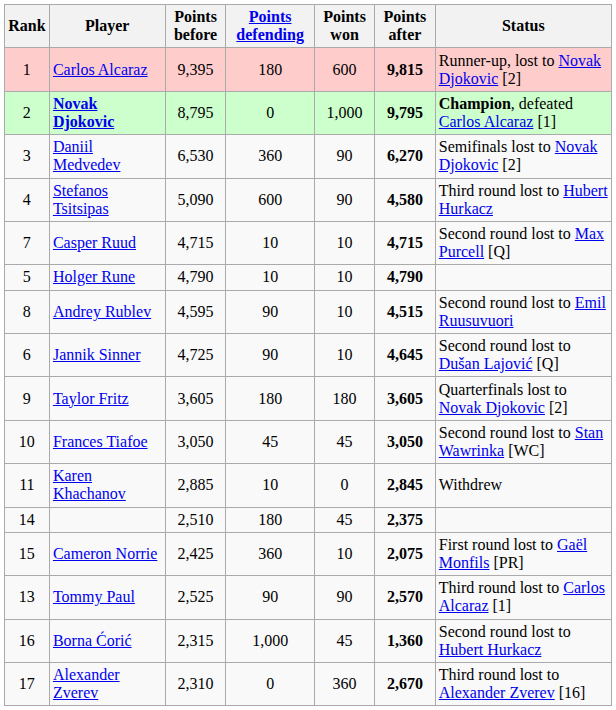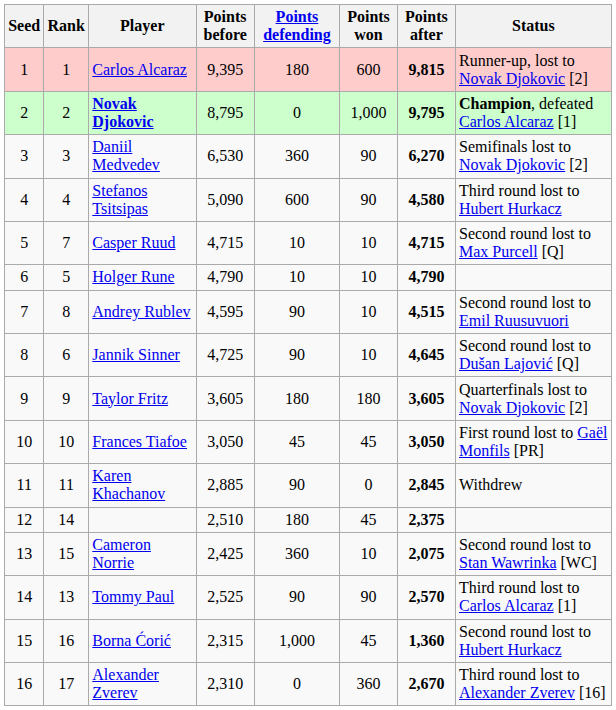+ column: (24, 26)
(521, 441) Second round lost to Stan Wawrinka [WC] -> (533, 441) First round lost to Gaël Monfils [PR]
(270, 485) 10 -> (297, 485) 90
(513, 554) First round lost to Gaël Monfils [PR] -> (528, 554) Second round lost to Stan Wawrinka [WC]
